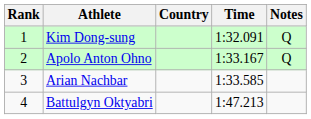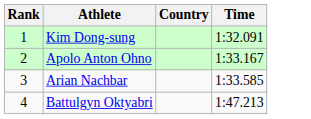- column: (286, 15)
